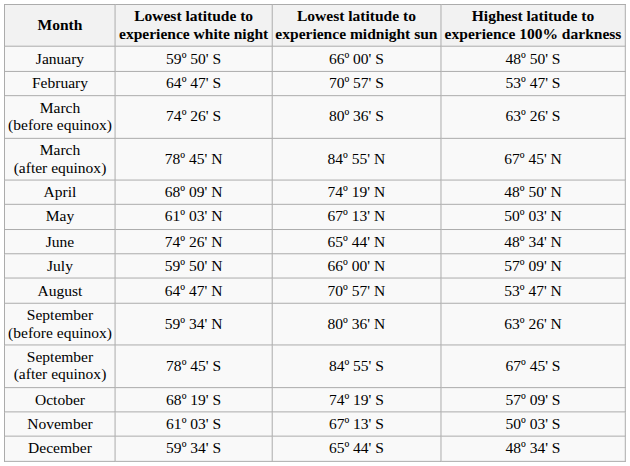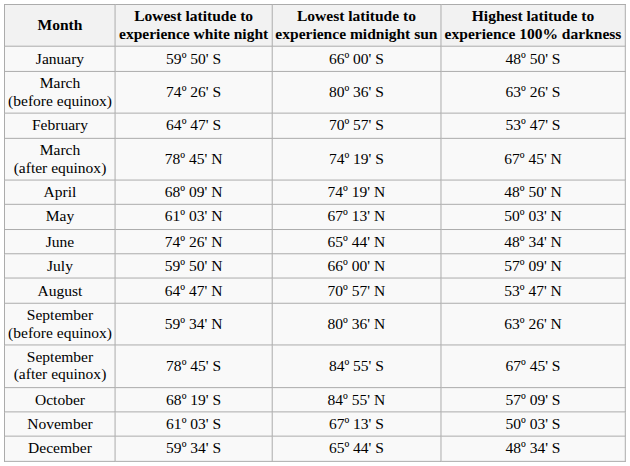rows swapped: (60, 83) <-> (60, 116)
(356, 158) 84º 55' N -> (356, 158) 74º 19' S
(356, 399) 74º 19' S -> (356, 399) 84º 55' N
